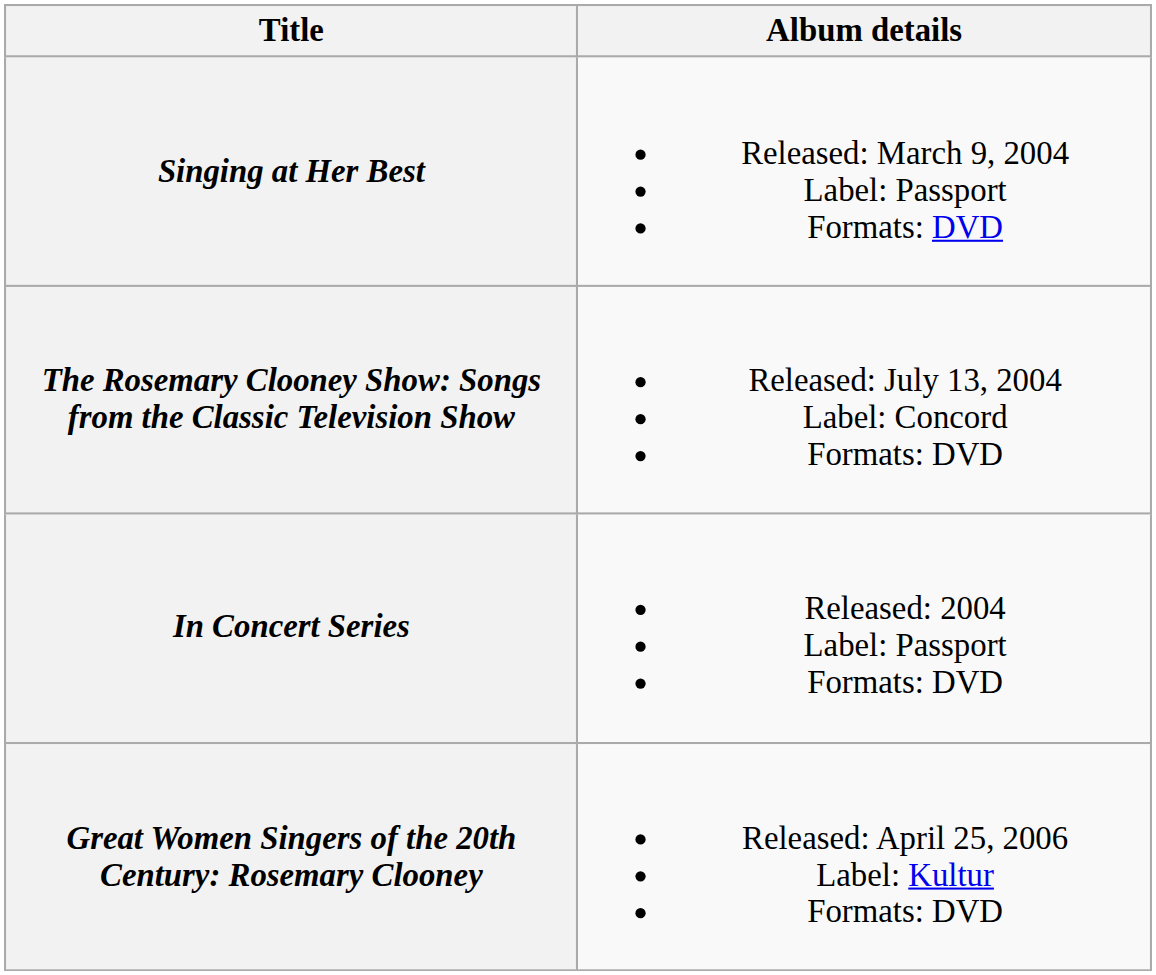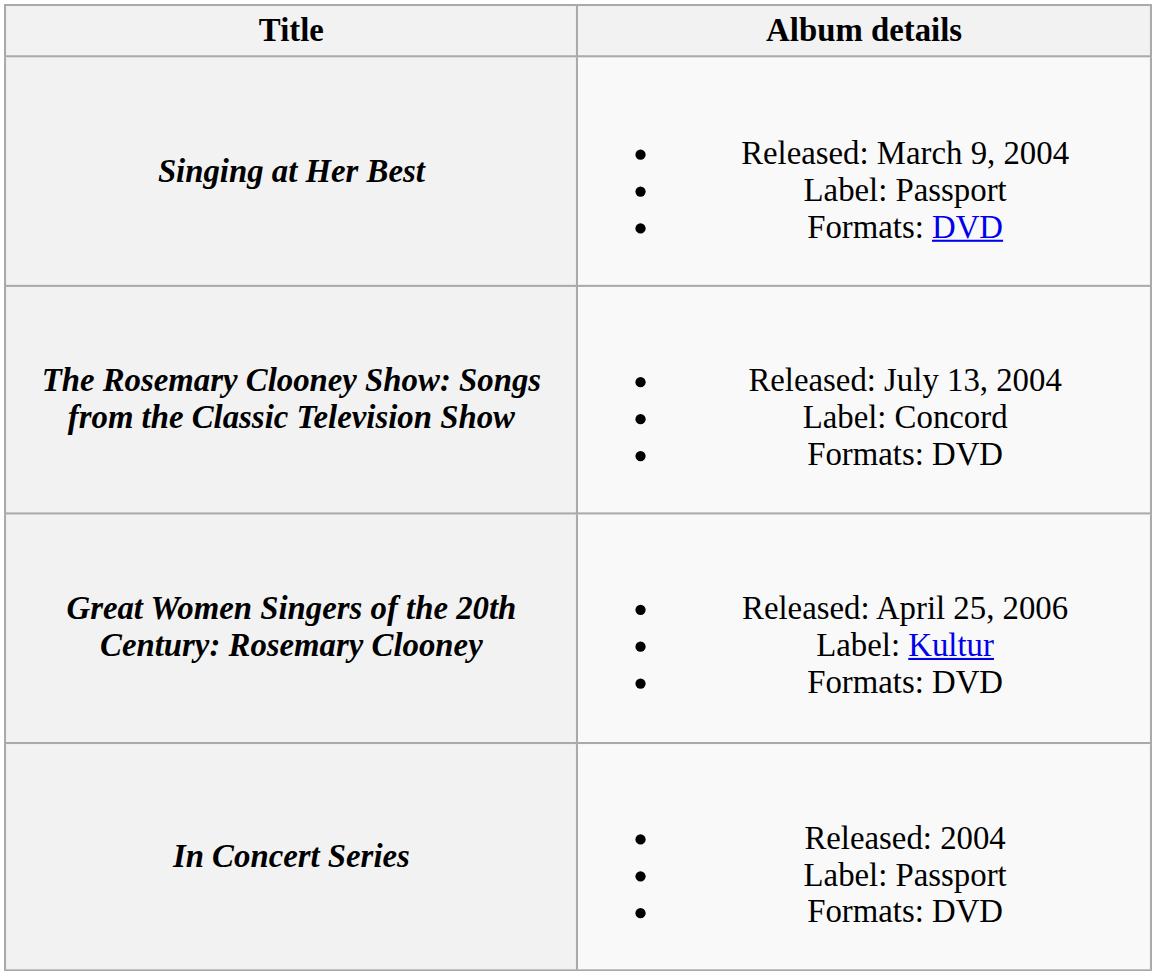rows swapped: (291, 627) <-> (291, 855)
